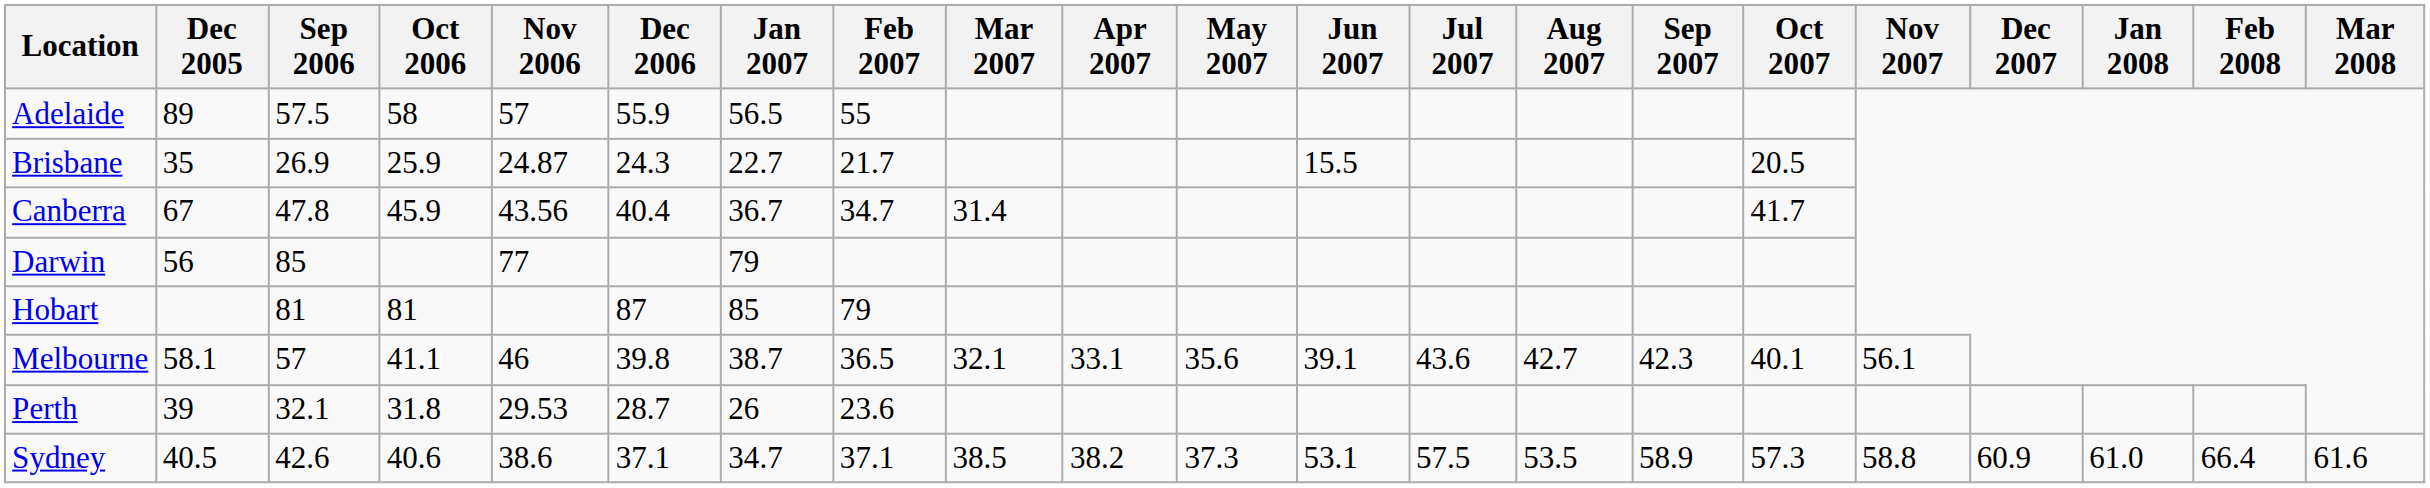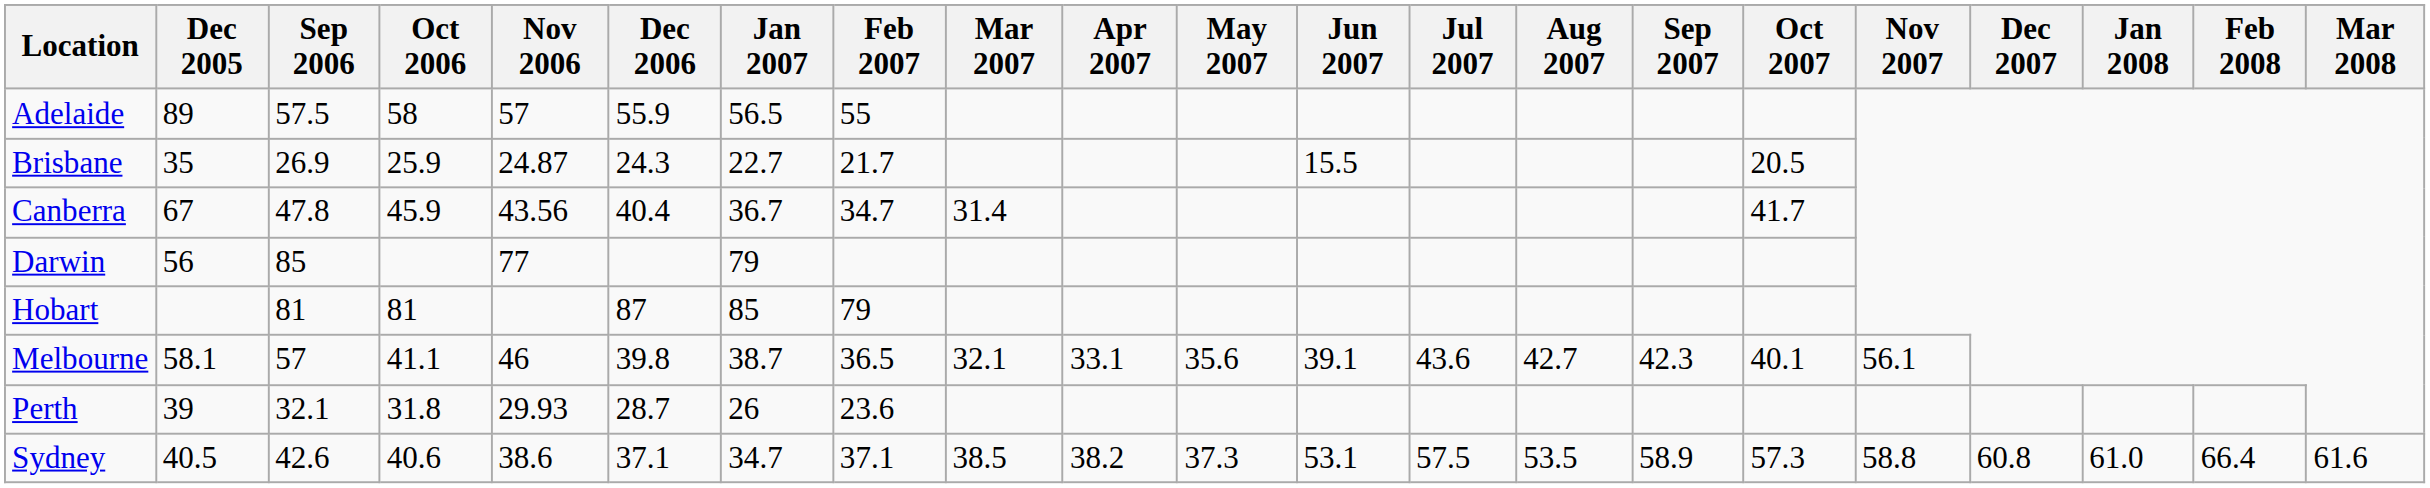(533, 408) 29.53 -> (533, 408) 29.93
(2004, 457) 60.9 -> (2004, 457) 60.8
